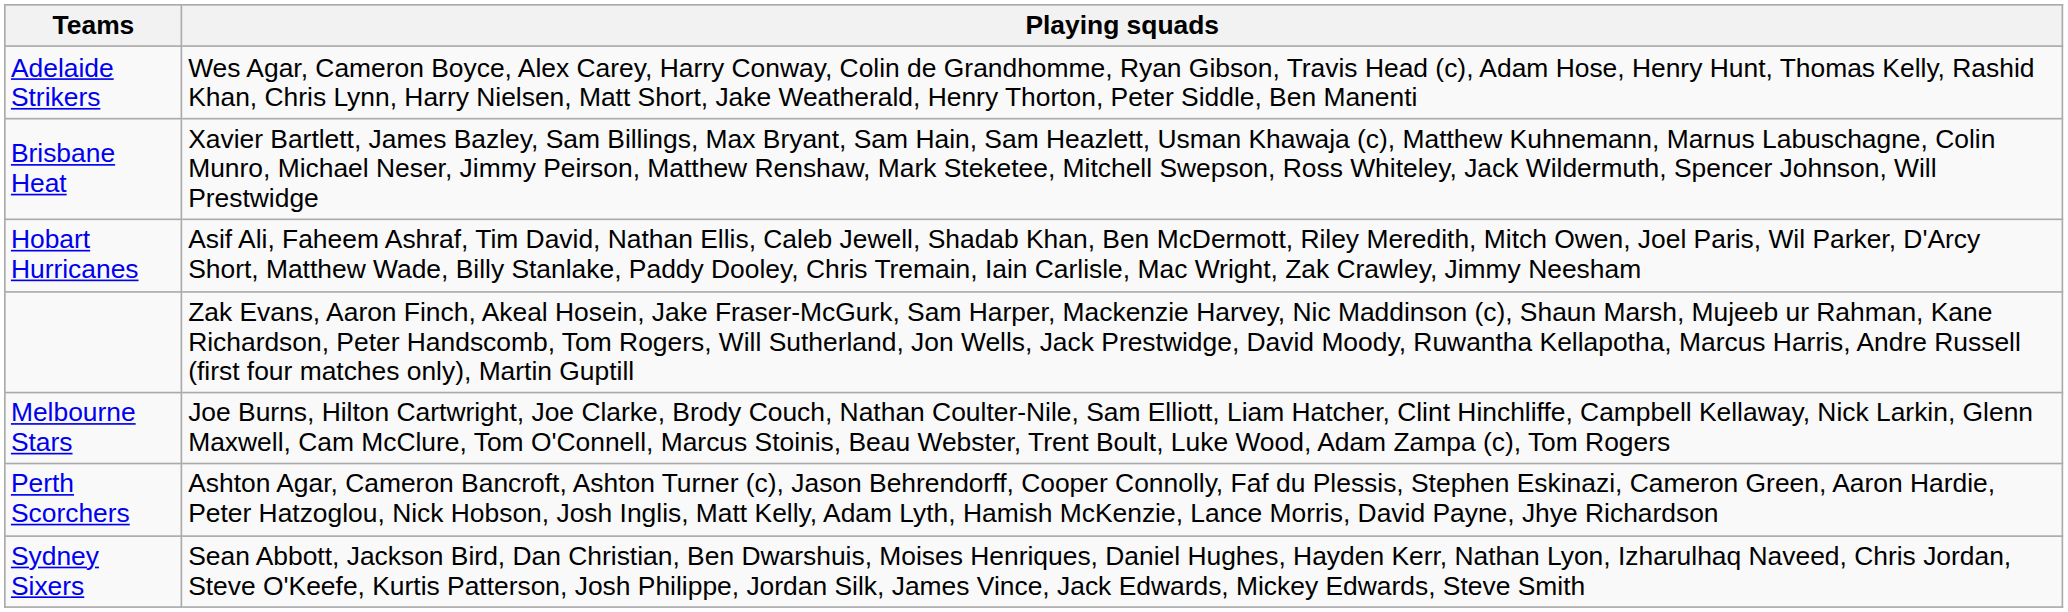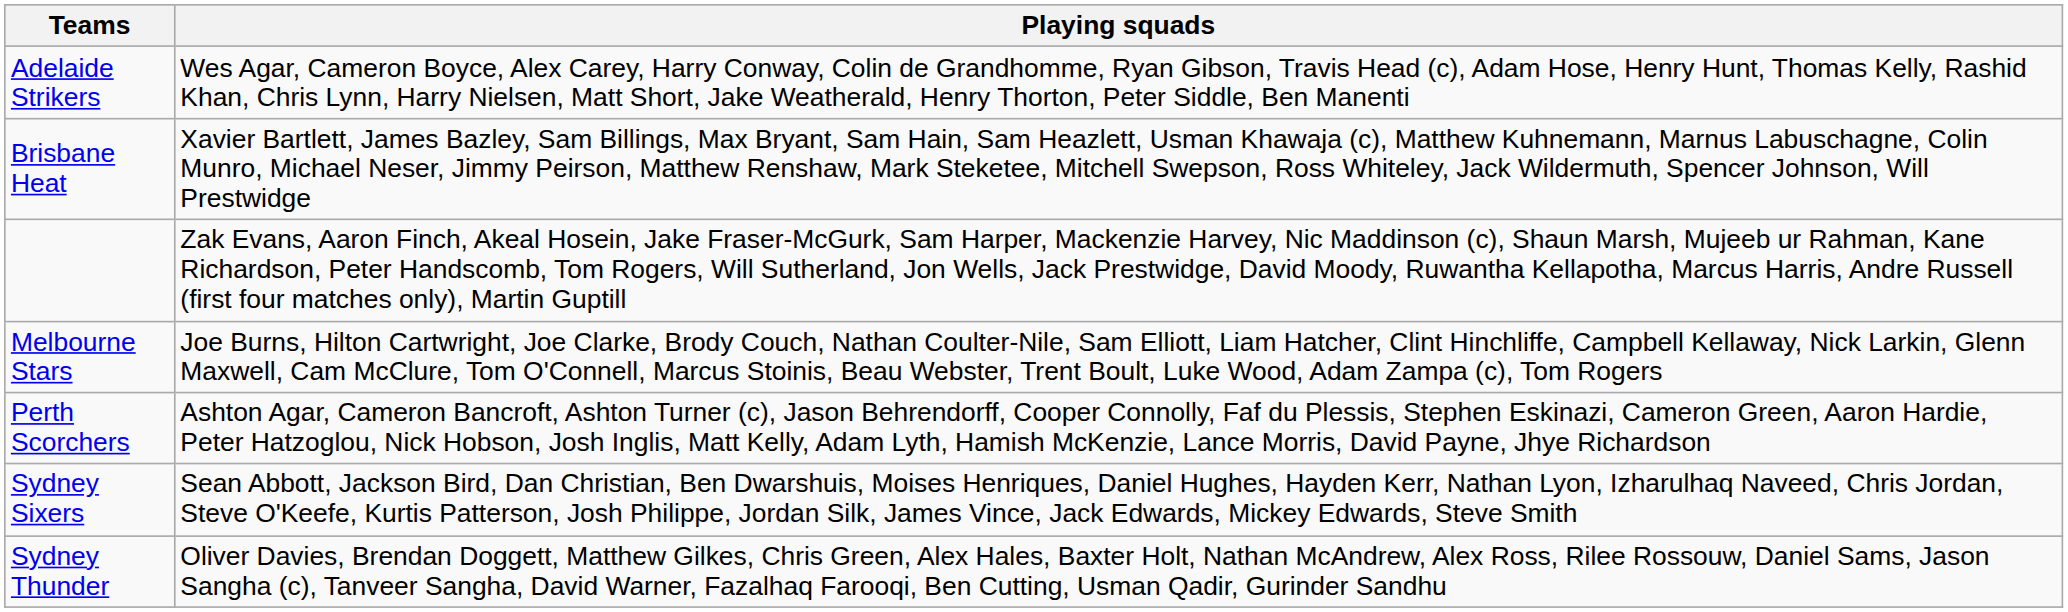- row: (75, 254)
+ row: (60, 570)
